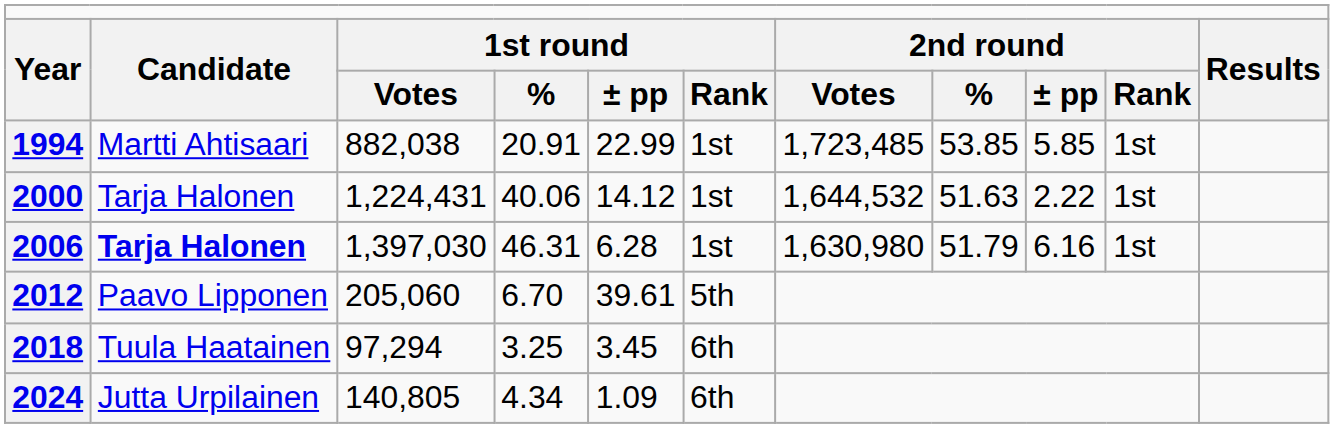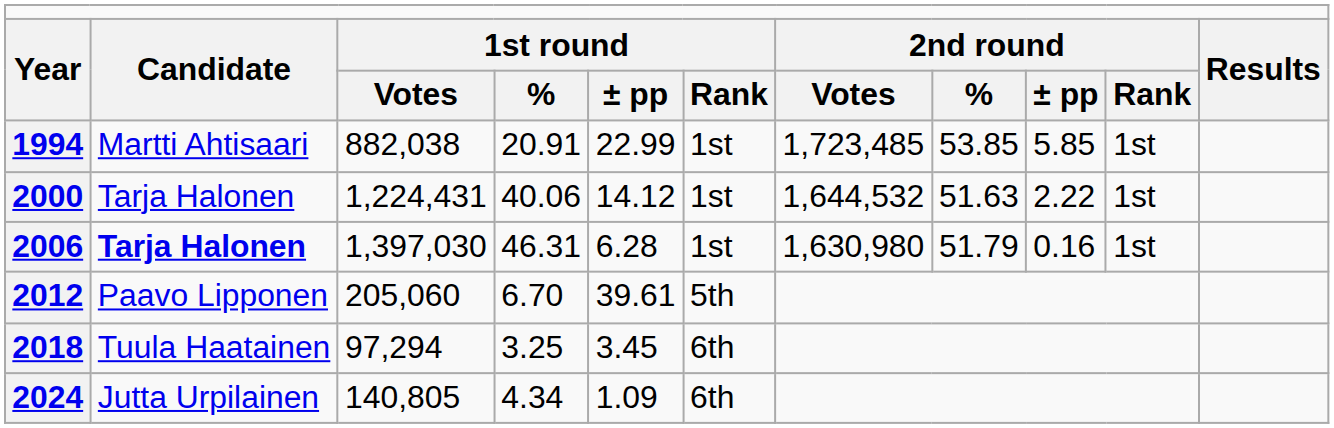(1064, 246) 6.16 -> (1064, 246) 0.16
